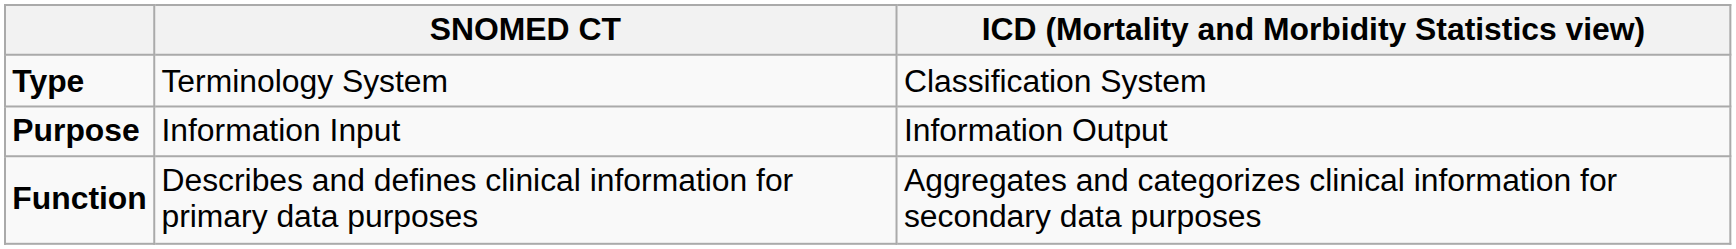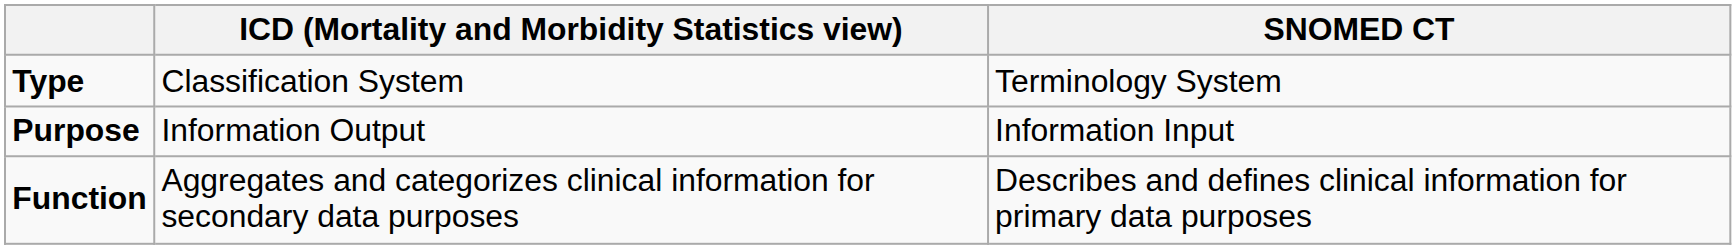columns swapped: (525, 29) <-> (1313, 29)
